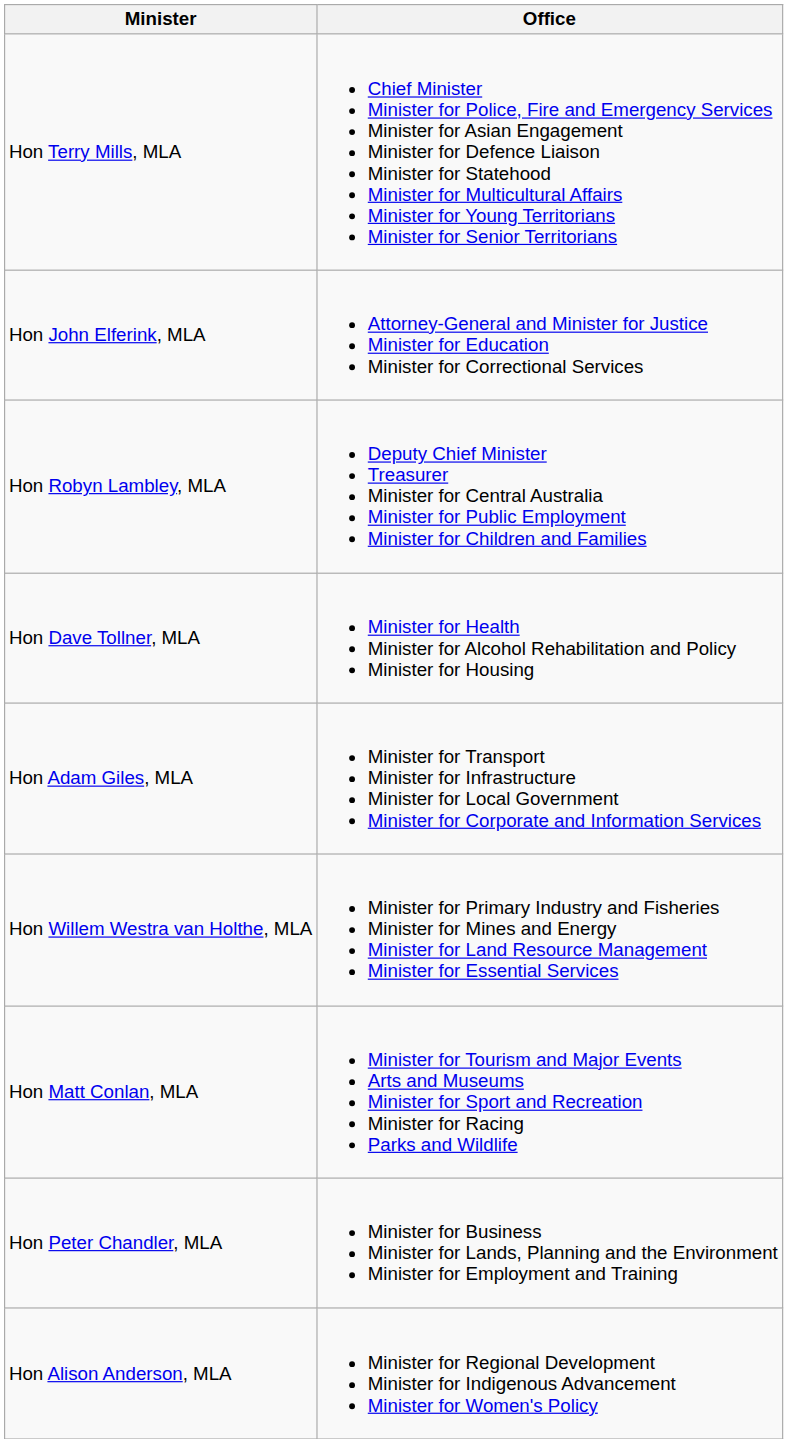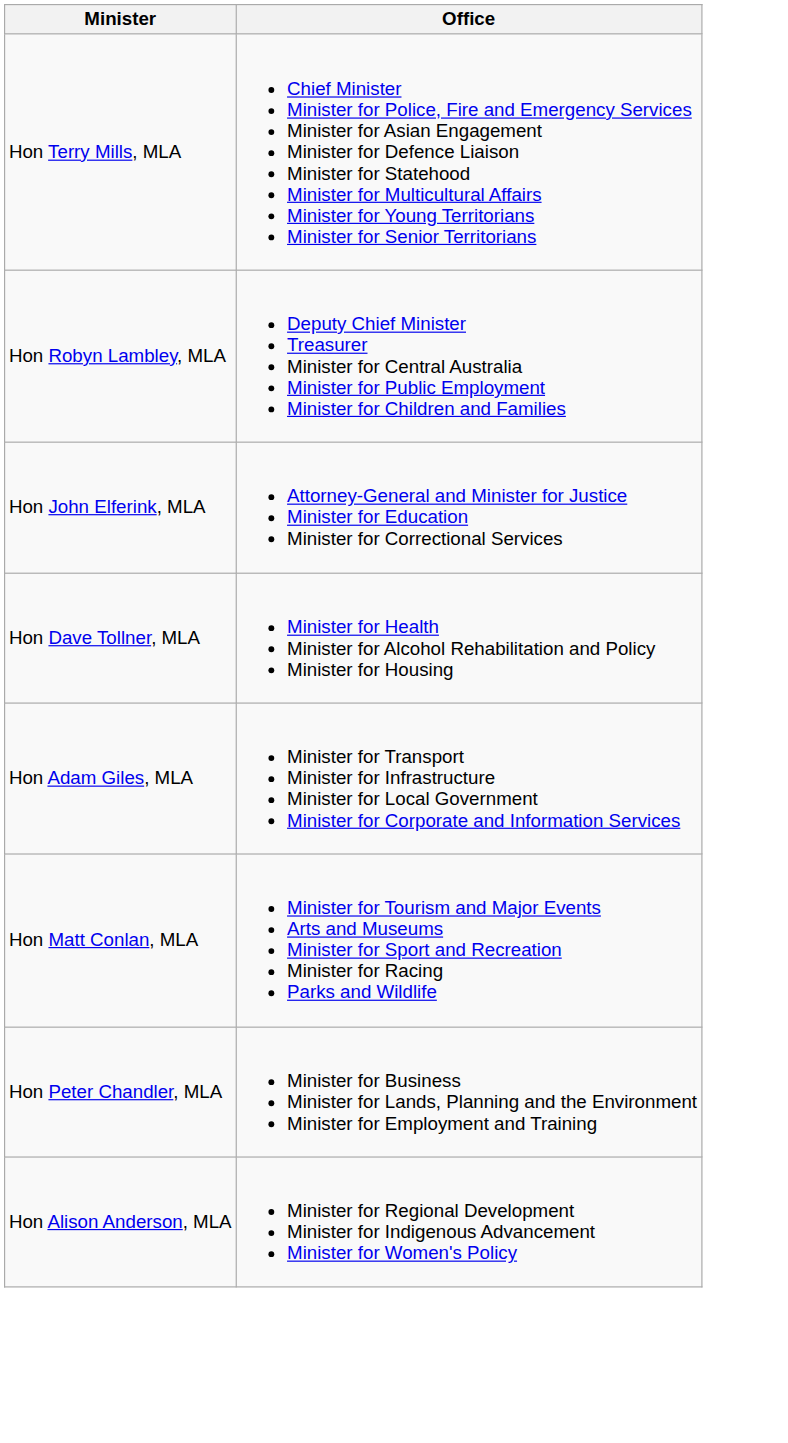rows swapped: (117, 486) <-> (107, 334)
- row: (161, 929)
